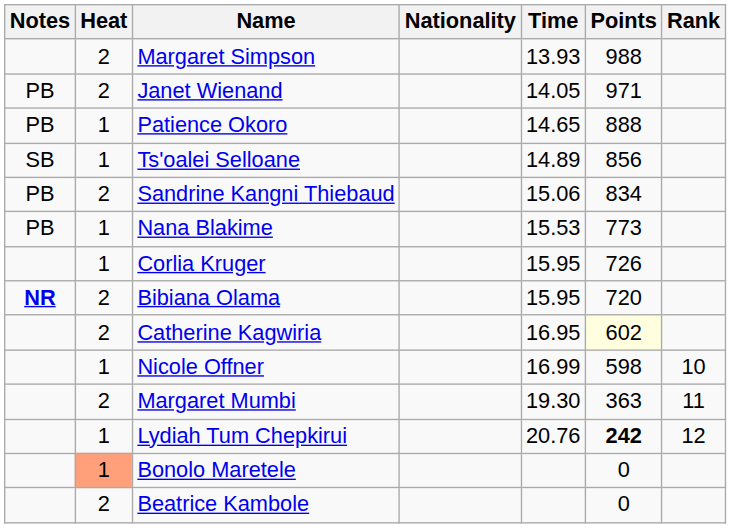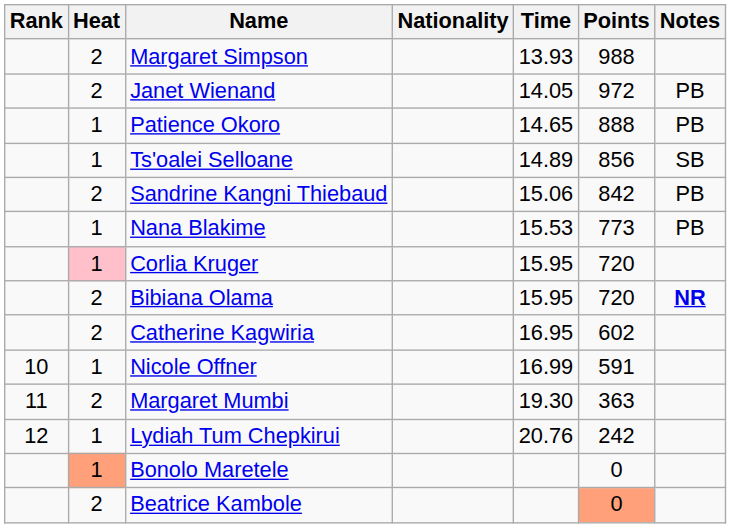columns swapped: (694, 21) <-> (40, 21)
(624, 90) 971 -> (616, 90) 972
(624, 194) 834 -> (616, 194) 842
(104, 263) no background -> (97, 263) pink background
(624, 263) 726 -> (616, 263) 720
(624, 332) lightyellow background -> (616, 332) no background
(624, 366) 598 -> (616, 366) 591
(624, 435) bold -> (616, 435) normal
(624, 504) no background -> (616, 504) lightsalmon background
